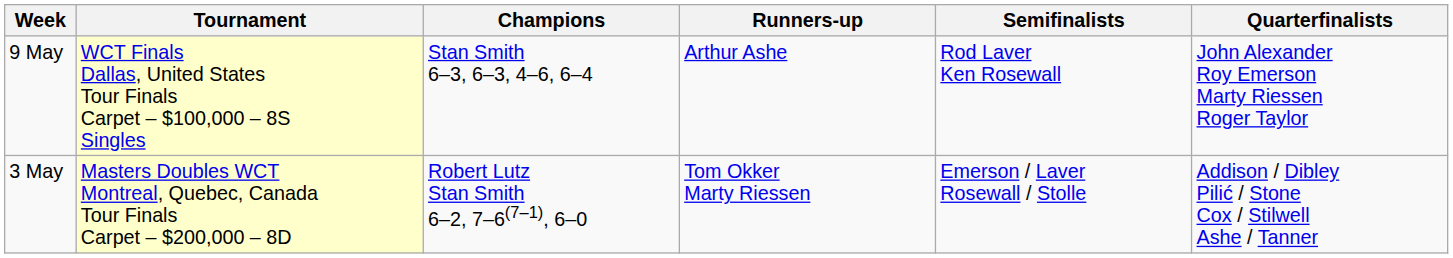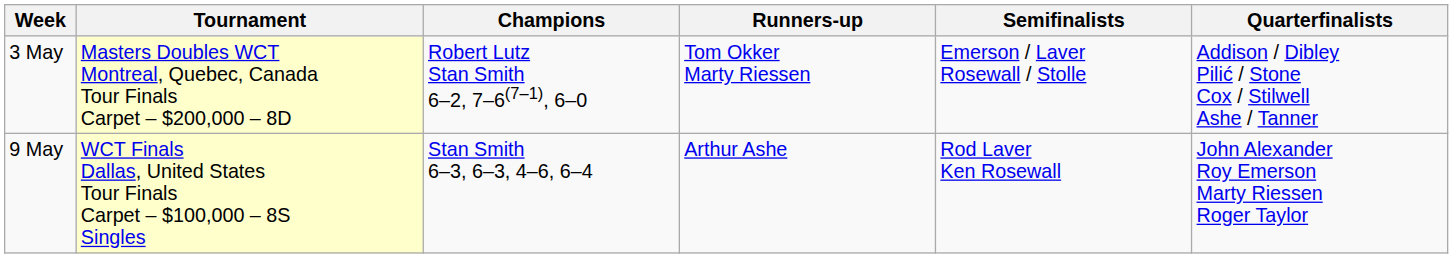rows swapped: (36, 171) <-> (36, 52)
